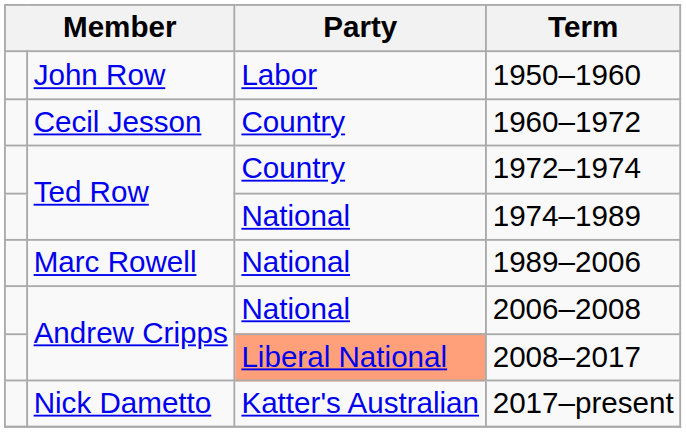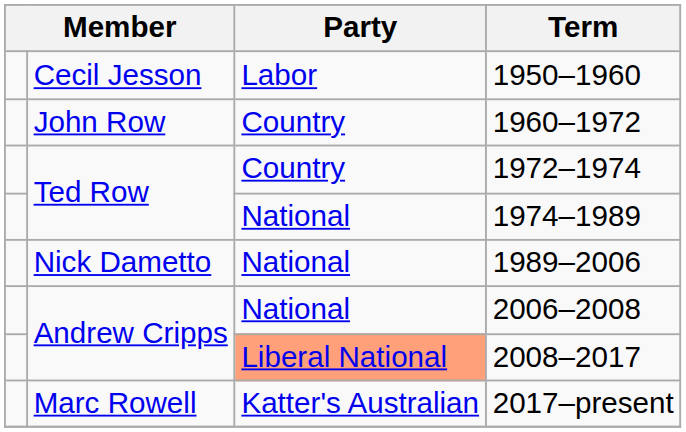(99, 74) John Row -> (118, 74) Cecil Jesson
(118, 121) Cecil Jesson -> (99, 121) John Row
(115, 262) Marc Rowell -> (122, 262) Nick Dametto
(122, 403) Nick Dametto -> (115, 403) Marc Rowell
